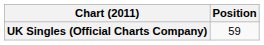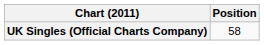(235, 31) 59 -> (235, 31) 58
